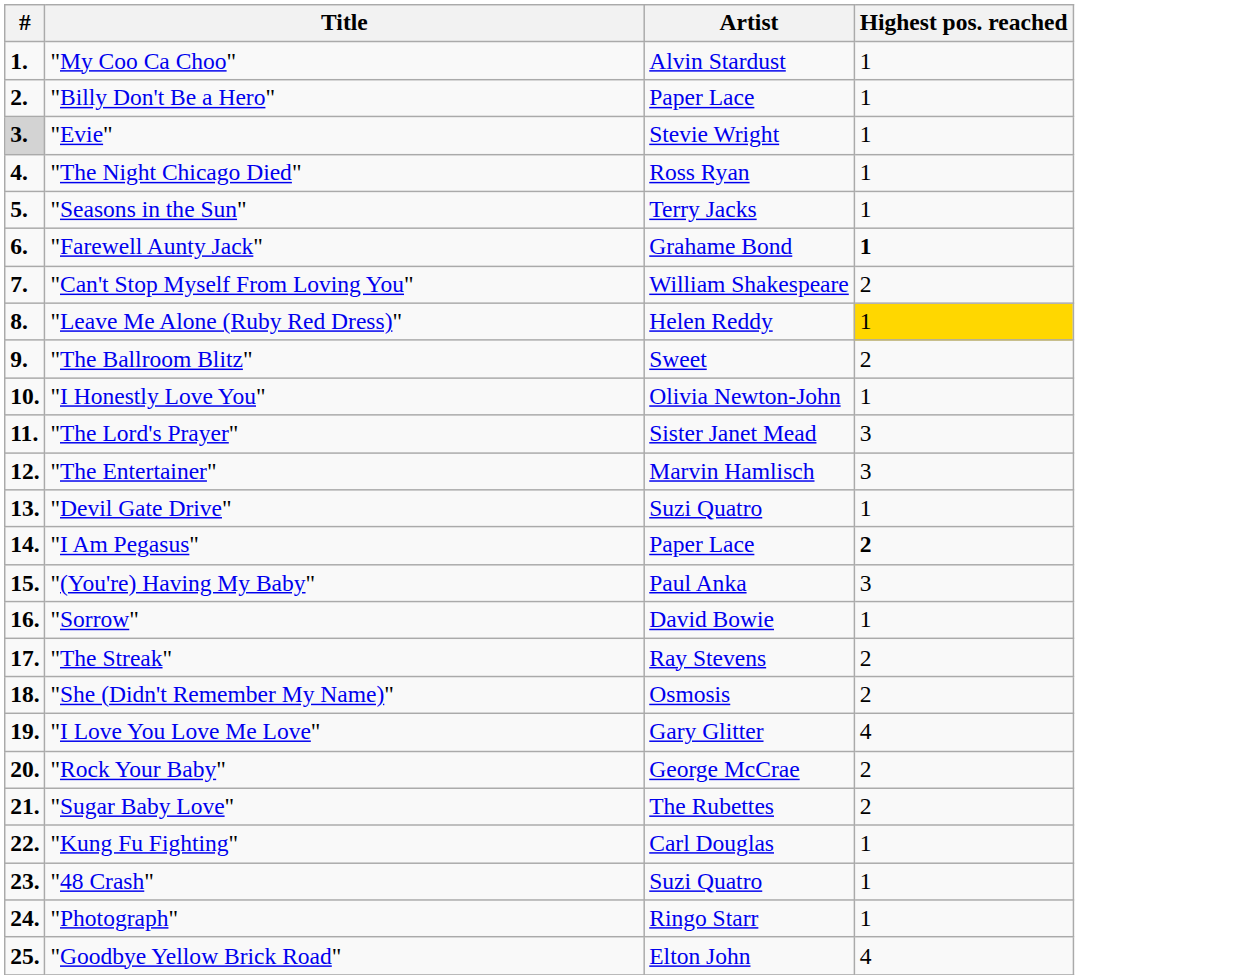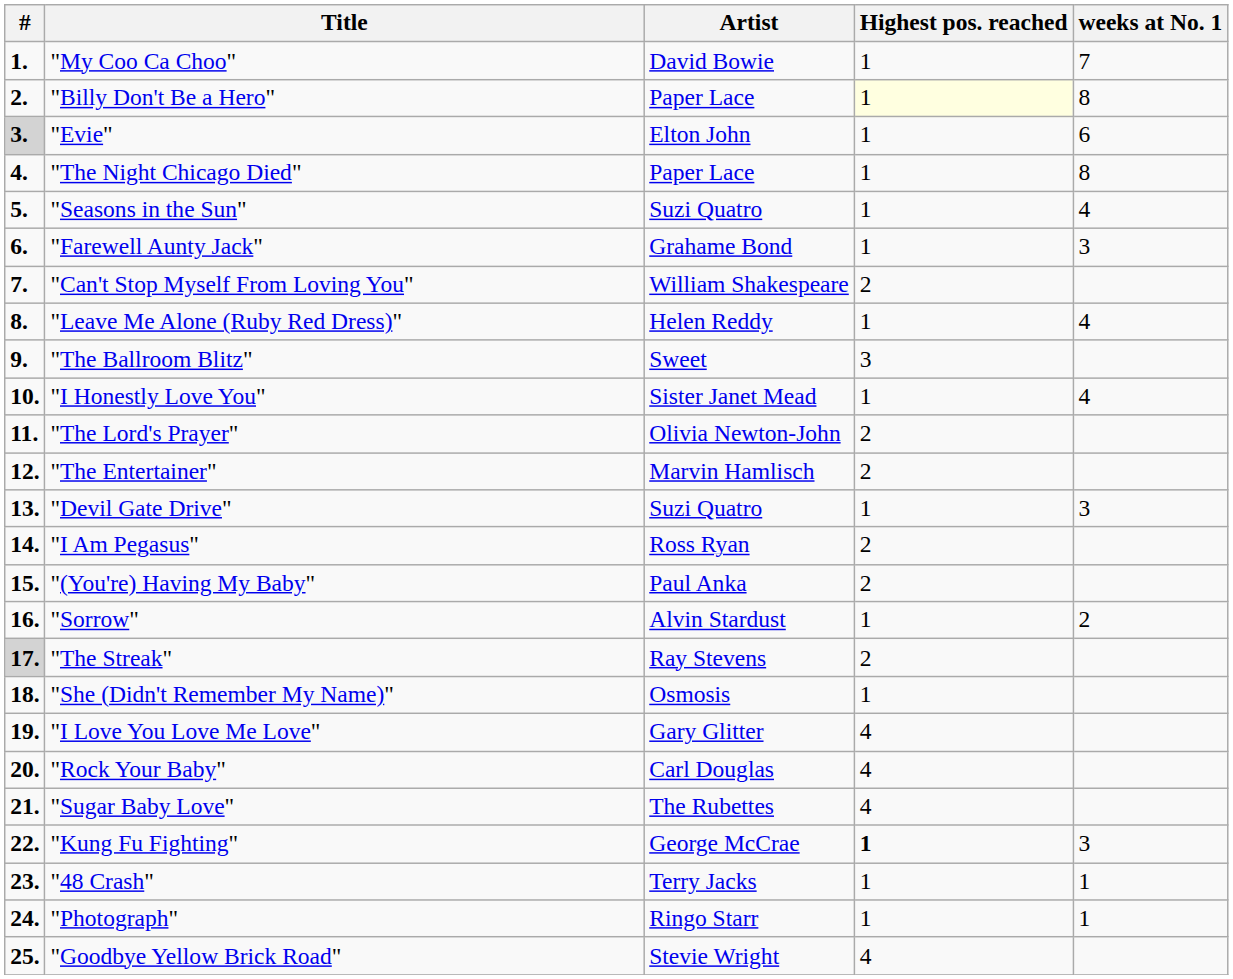+ column: (1150, 23)
(718, 60) Alvin Stardust -> (712, 60) David Bowie
(866, 97) no background -> (866, 97) lightyellow background
(714, 135) Stevie Wright -> (700, 135) Elton John
(699, 172) Ross Ryan -> (702, 172) Paper Lace
(703, 209) Terry Jacks -> (706, 209) Suzi Quatro
(866, 246) bold -> (866, 246) normal
(866, 321) gold background -> (866, 321) no background
(866, 358) 2 -> (866, 358) 3
(745, 396) Olivia Newton-John -> (733, 396) Sister Janet Mead
(733, 433) Sister Janet Mead -> (745, 433) Olivia Newton-John
(866, 433) 3 -> (866, 433) 2
(866, 470) 3 -> (866, 470) 2
(702, 545) Paper Lace -> (699, 545) Ross Ryan
(866, 545) bold -> (866, 545) normal
(866, 582) 3 -> (866, 582) 2
(712, 619) David Bowie -> (718, 619) Alvin Stardust
(25, 657) no background -> (25, 657) lightgrey background
(866, 694) 2 -> (866, 694) 1
(724, 769) George McCrae -> (712, 769) Carl Douglas
(866, 769) 2 -> (866, 769) 4
(866, 806) 2 -> (866, 806) 4
(712, 843) Carl Douglas -> (724, 843) George McCrae
(866, 843) normal -> (866, 843) bold
(706, 881) Suzi Quatro -> (703, 881) Terry Jacks
(700, 955) Elton John -> (714, 955) Stevie Wright
